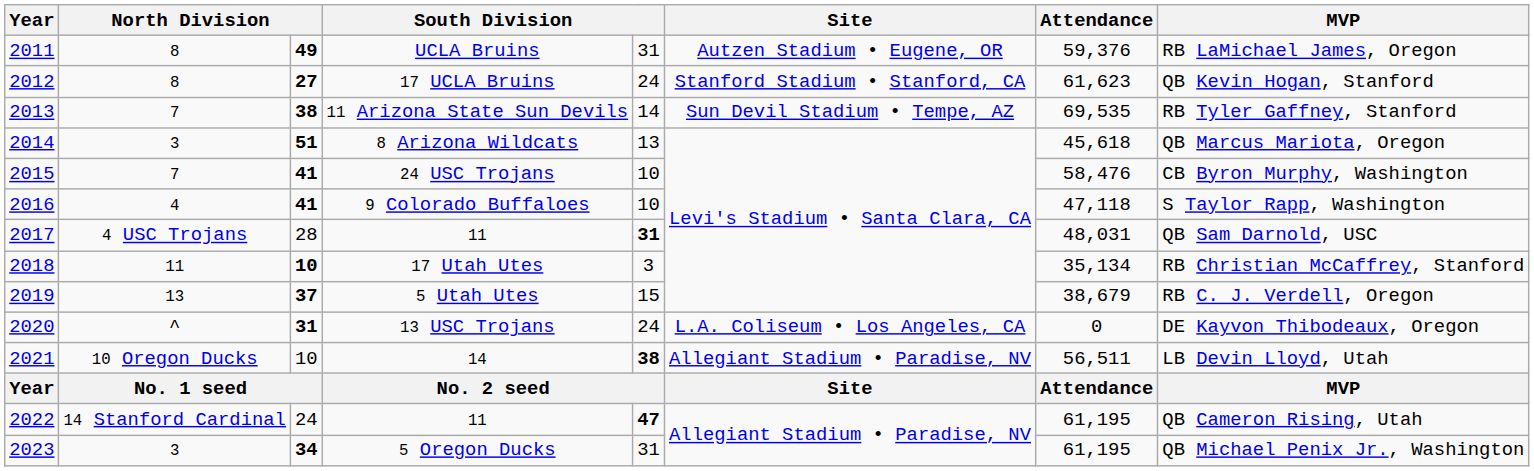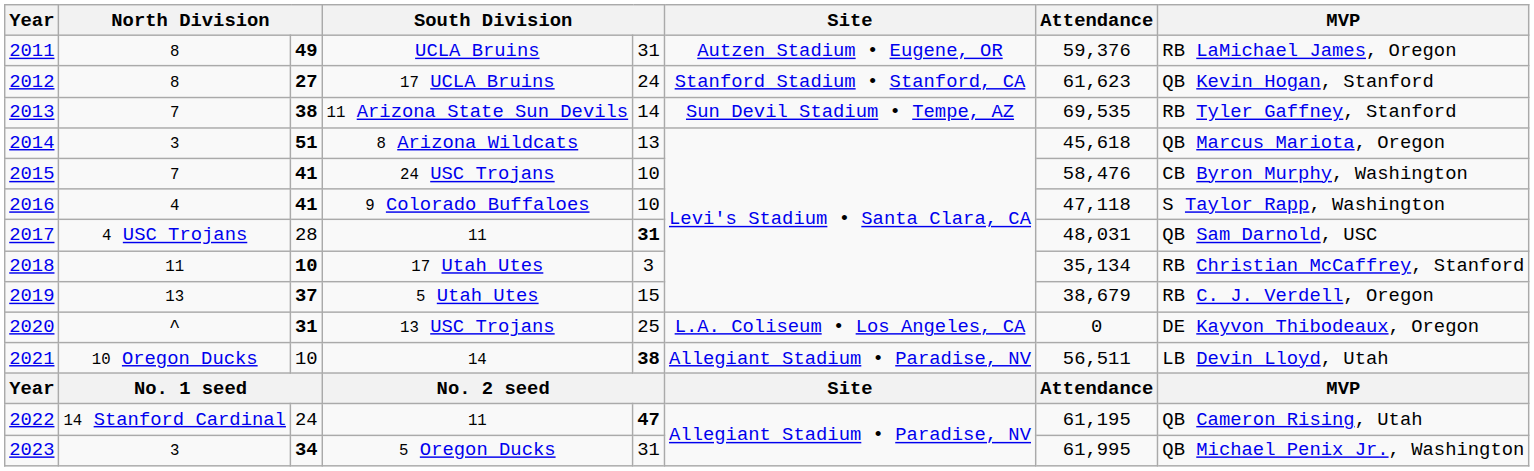(648, 327) 24 -> (648, 327) 25
(1097, 450) 61,195 -> (1097, 450) 61,995
